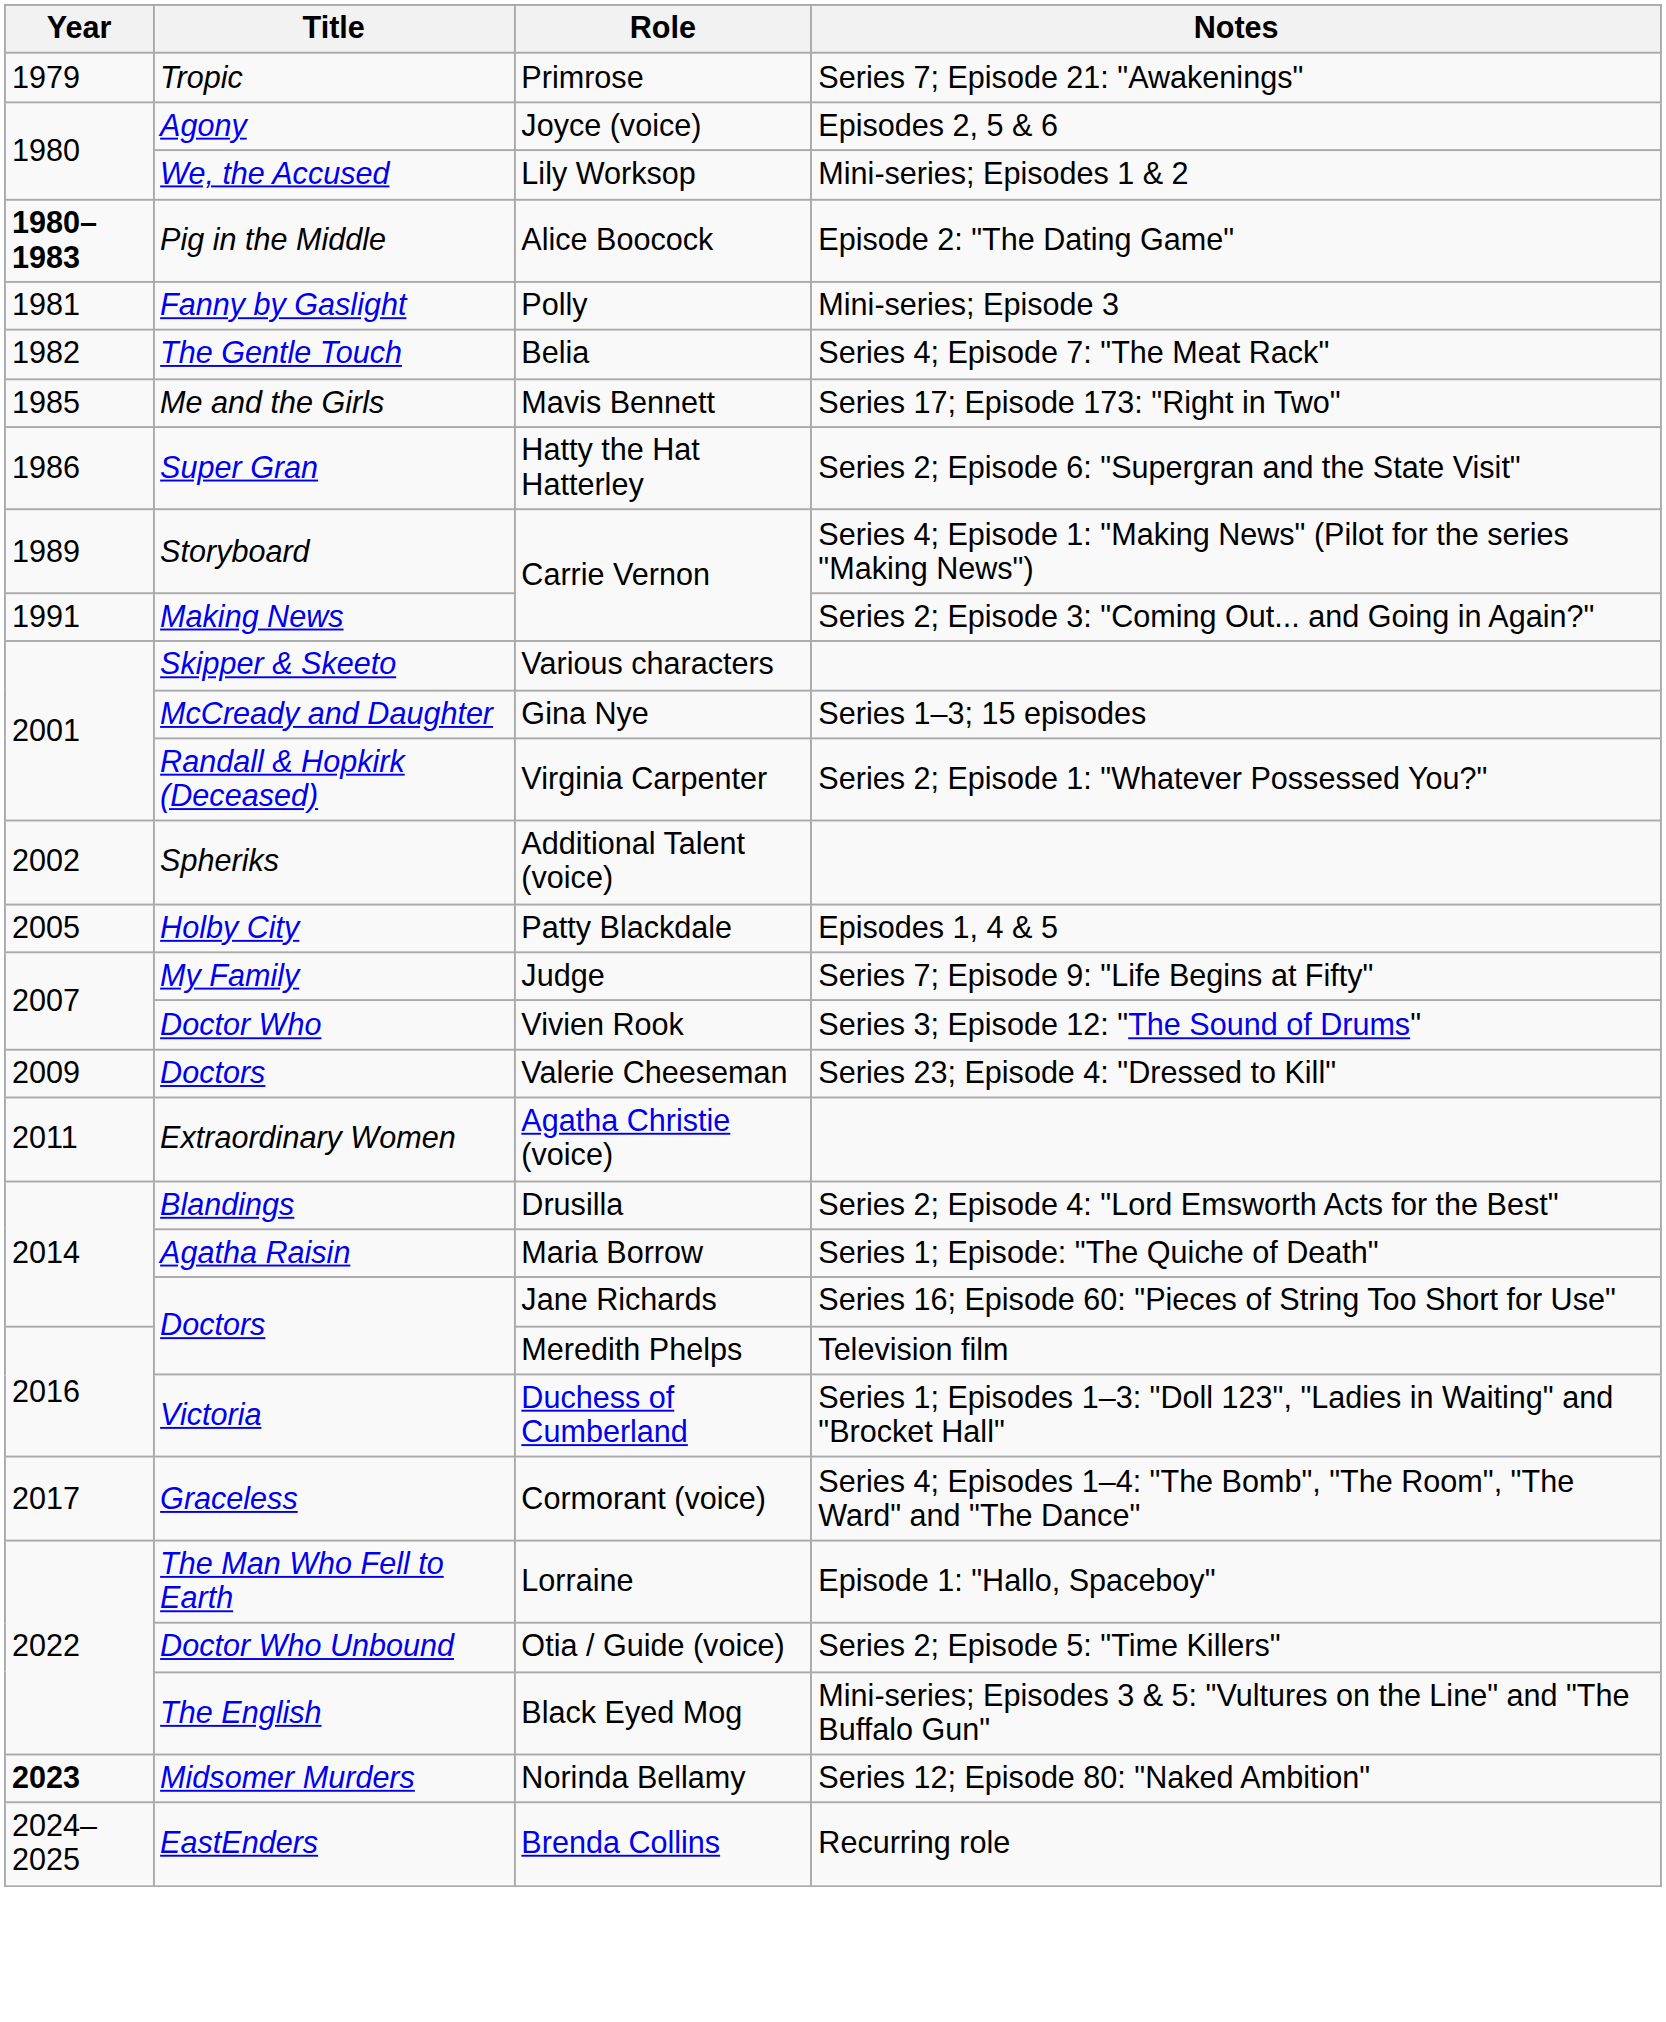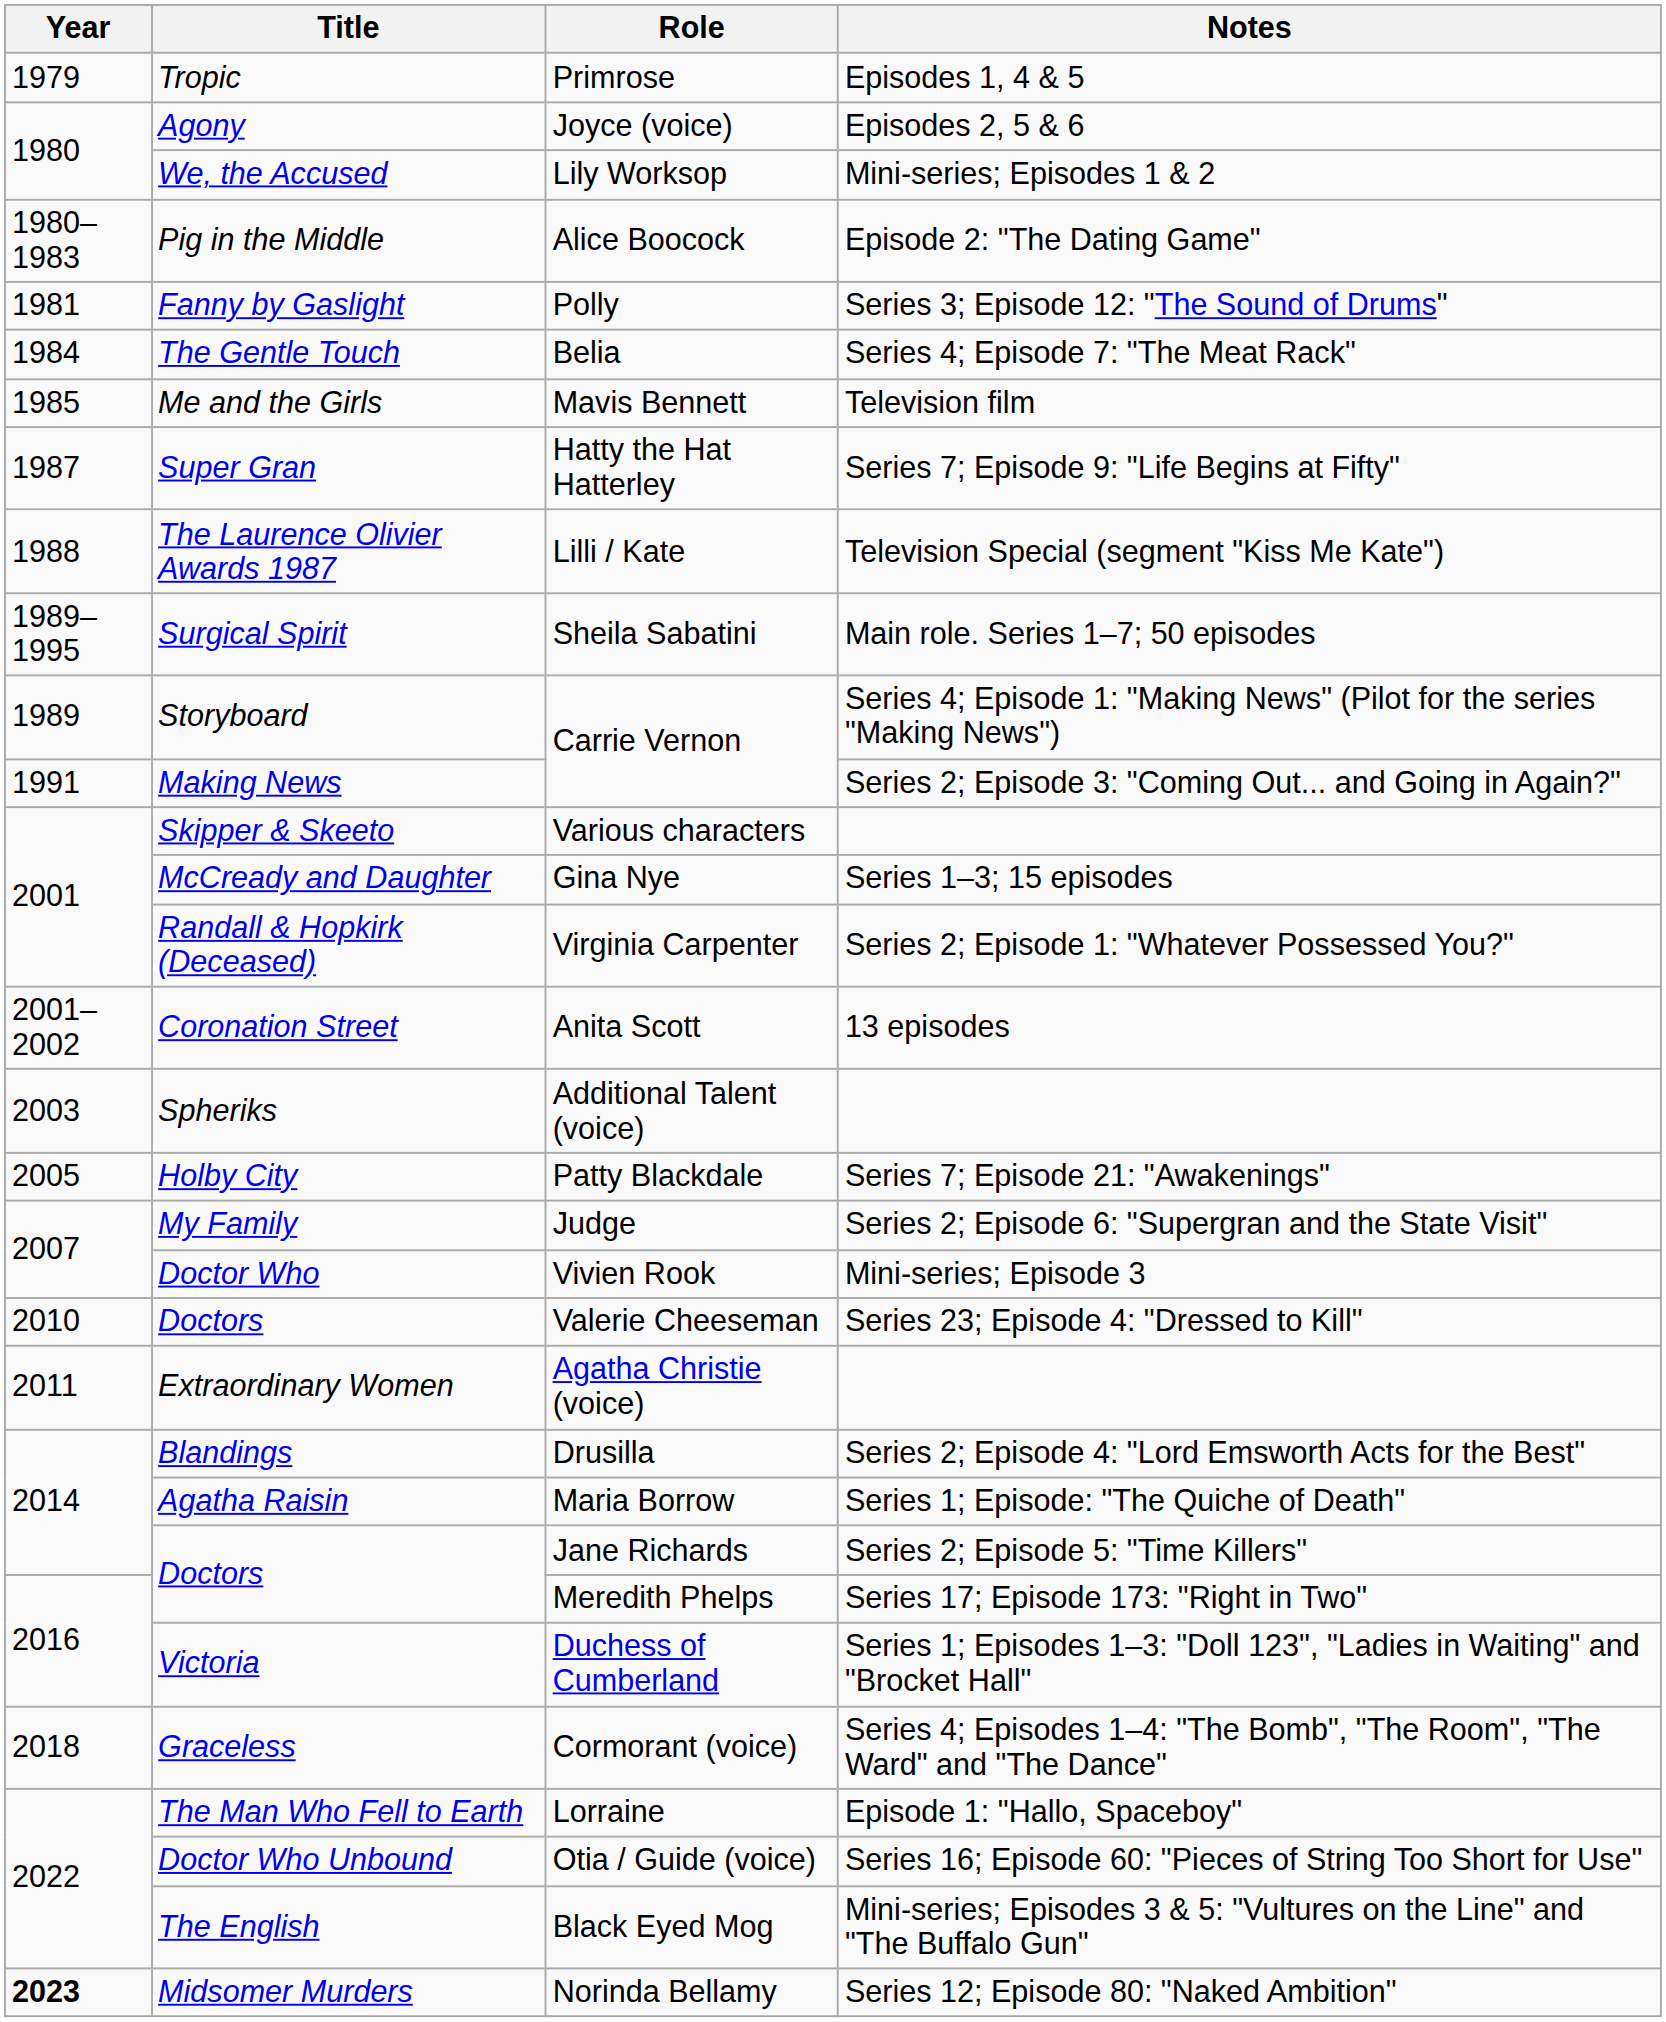(1061, 77) Series 7; Episode 21: "Awakenings" -> (965, 77) Episodes 1, 4 & 5
(54, 239) bold -> (54, 239) normal
(969, 305) Mini-series; Episode 3 -> (1146, 305) Series 3; Episode 12: "The Sound of Drums"
(46, 353) 1982 -> (46, 353) 1984
(1079, 402) Series 17; Episode 173: "Right in Two" -> (940, 402) Television film
(46, 468) 1986 -> (46, 468) 1987
(1170, 468) Series 2; Episode 6: "Supergran and the State Visit" -> (1122, 468) Series 7; Episode 9: "Life Begins at Fifty"
+ row: (300, 550)
+ row: (252, 633)
+ row: (278, 1027)
(46, 861) 2002 -> (46, 1110) 2003
(938, 927) Episodes 1, 4 & 5 -> (1087, 1176) Series 7; Episode 21: "Awakenings"
(1096, 976) Series 7; Episode 9: "Life Begins at Fifty" -> (1196, 1224) Series 2; Episode 6: "Supergran and the State Visit"
(1120, 1024) Series 3; Episode 12: "The Sound of Drums" -> (995, 1273) Mini-series; Episode 3
(46, 1073) 2009 -> (46, 1321) 2010
(1217, 1301) Series 16; Episode 60: "Pieces of String Too Short for Use" -> (1076, 1549) Series 2; Episode 5: "Time Killers"
(913, 1349) Television film -> (1106, 1598) Series 17; Episode 173: "Right in Two"
(46, 1498) 2017 -> (46, 1746) 2018
(1049, 1646) Series 2; Episode 5: "Time Killers" -> (1244, 1860) Series 16; Episode 60: "Pieces of String Too Short for Use"
- row: (239, 1843)
